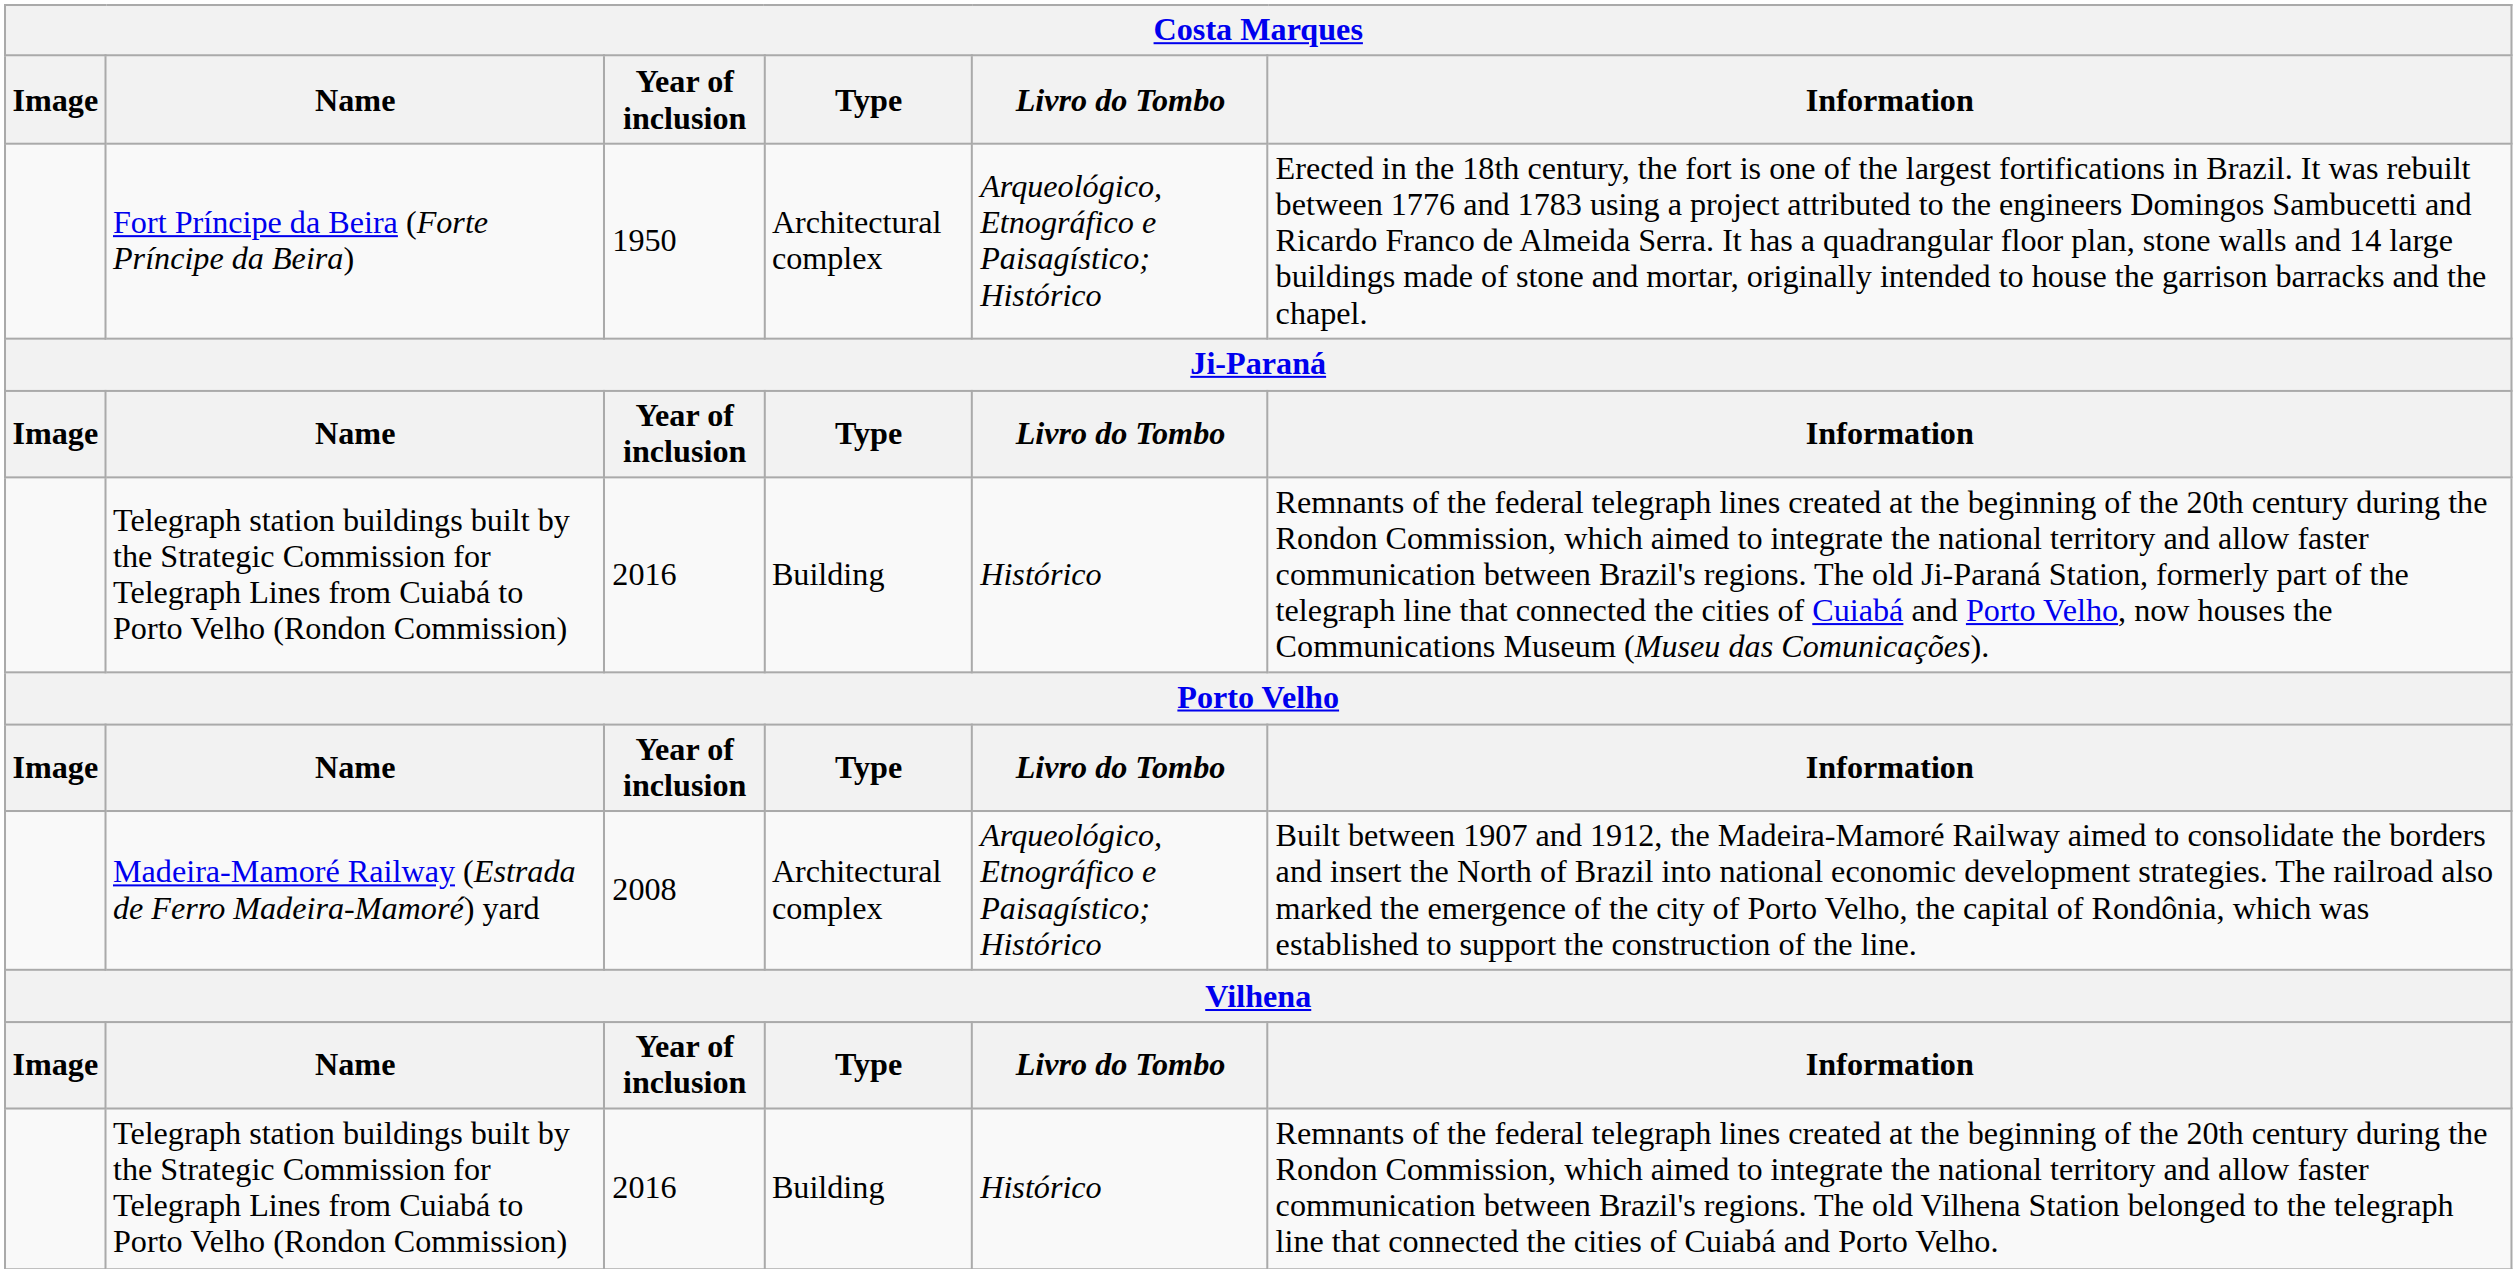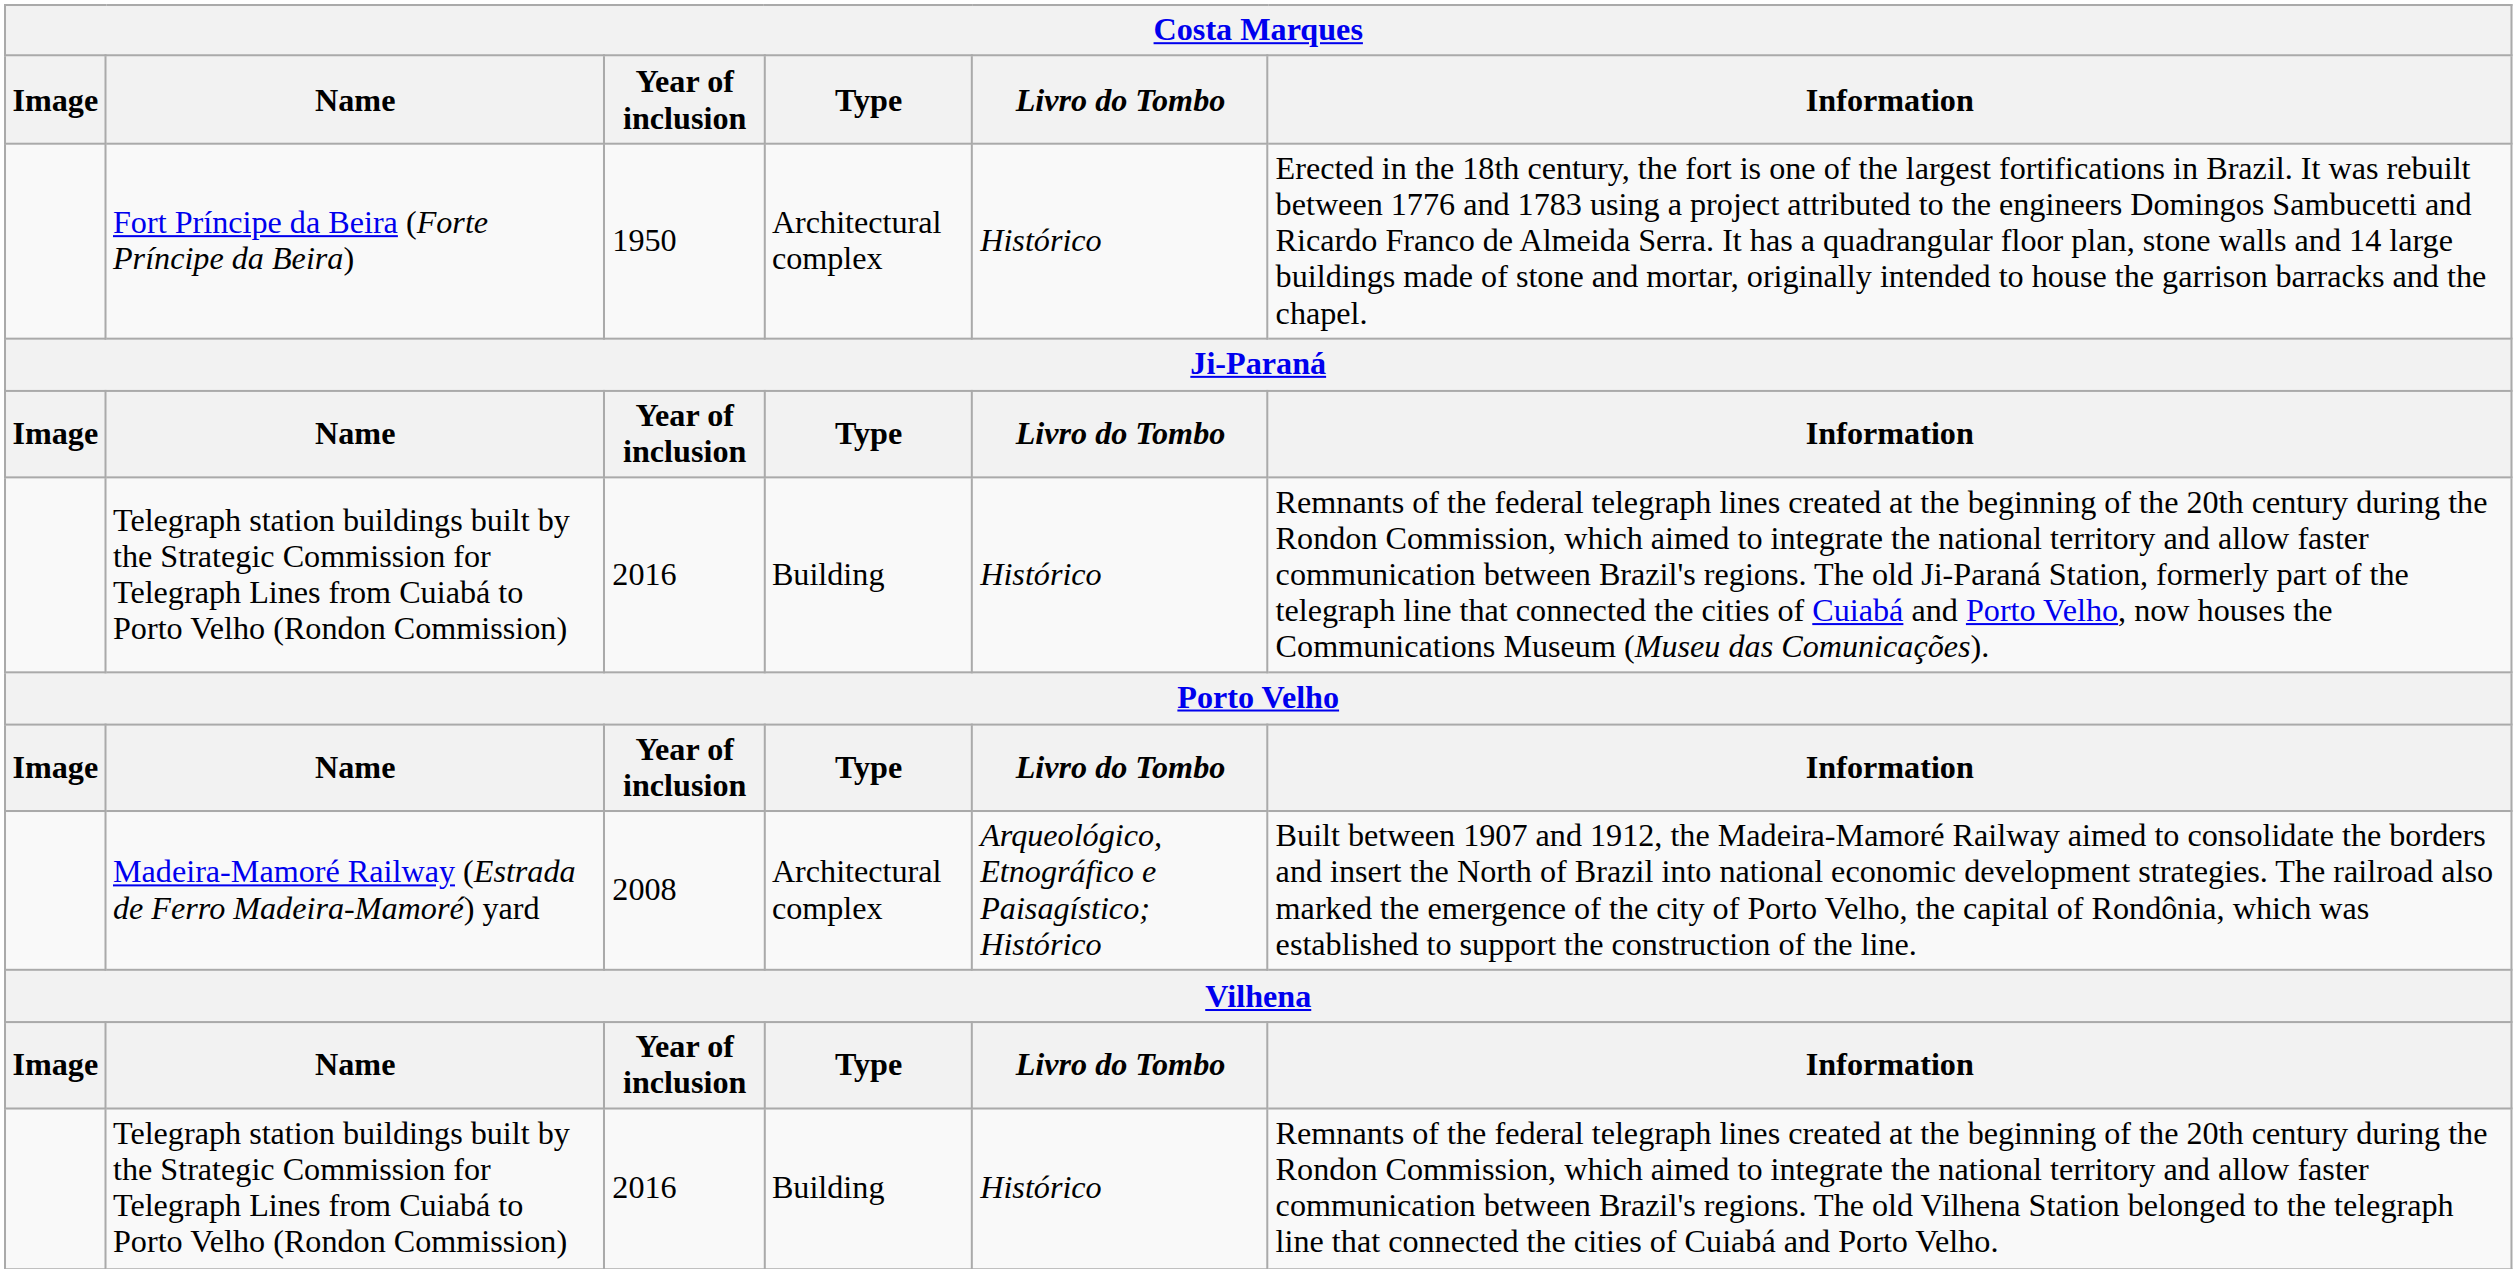(1071, 240) Arqueológico, Etnográfico e Paisagístico; Histórico -> (1041, 240) Histórico
